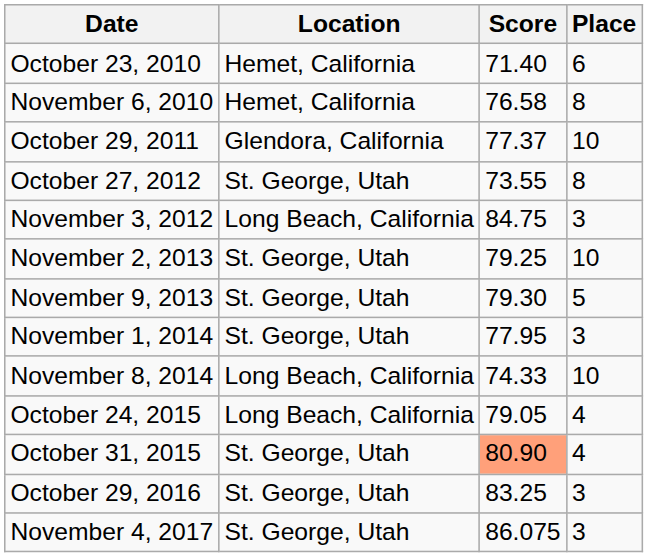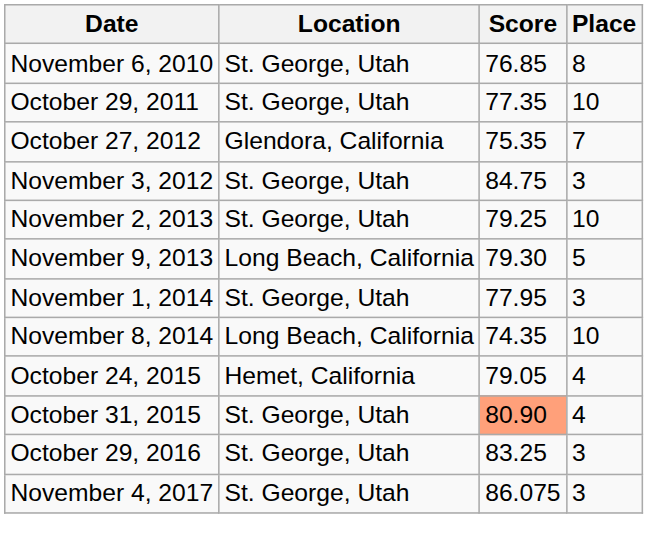- row: (106, 63)
(320, 102) Hemet, California -> (317, 63) St. George, Utah
(516, 102) 76.58 -> (516, 63) 76.85
(334, 141) Glendora, California -> (317, 102) St. George, Utah
(516, 141) 77.37 -> (516, 102) 77.35
(317, 180) St. George, Utah -> (334, 141) Glendora, California
(516, 180) 73.55 -> (516, 141) 75.35
(579, 180) 8 -> (579, 141) 7
(349, 219) Long Beach, California -> (317, 180) St. George, Utah
(317, 297) St. George, Utah -> (349, 258) Long Beach, California
(516, 375) 74.33 -> (516, 336) 74.35
(349, 414) Long Beach, California -> (320, 375) Hemet, California
